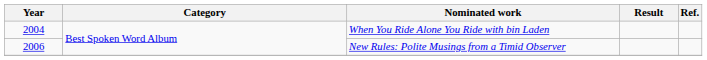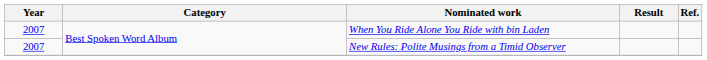(34, 30) 2004 -> (34, 30) 2007
(34, 47) 2006 -> (34, 47) 2007
